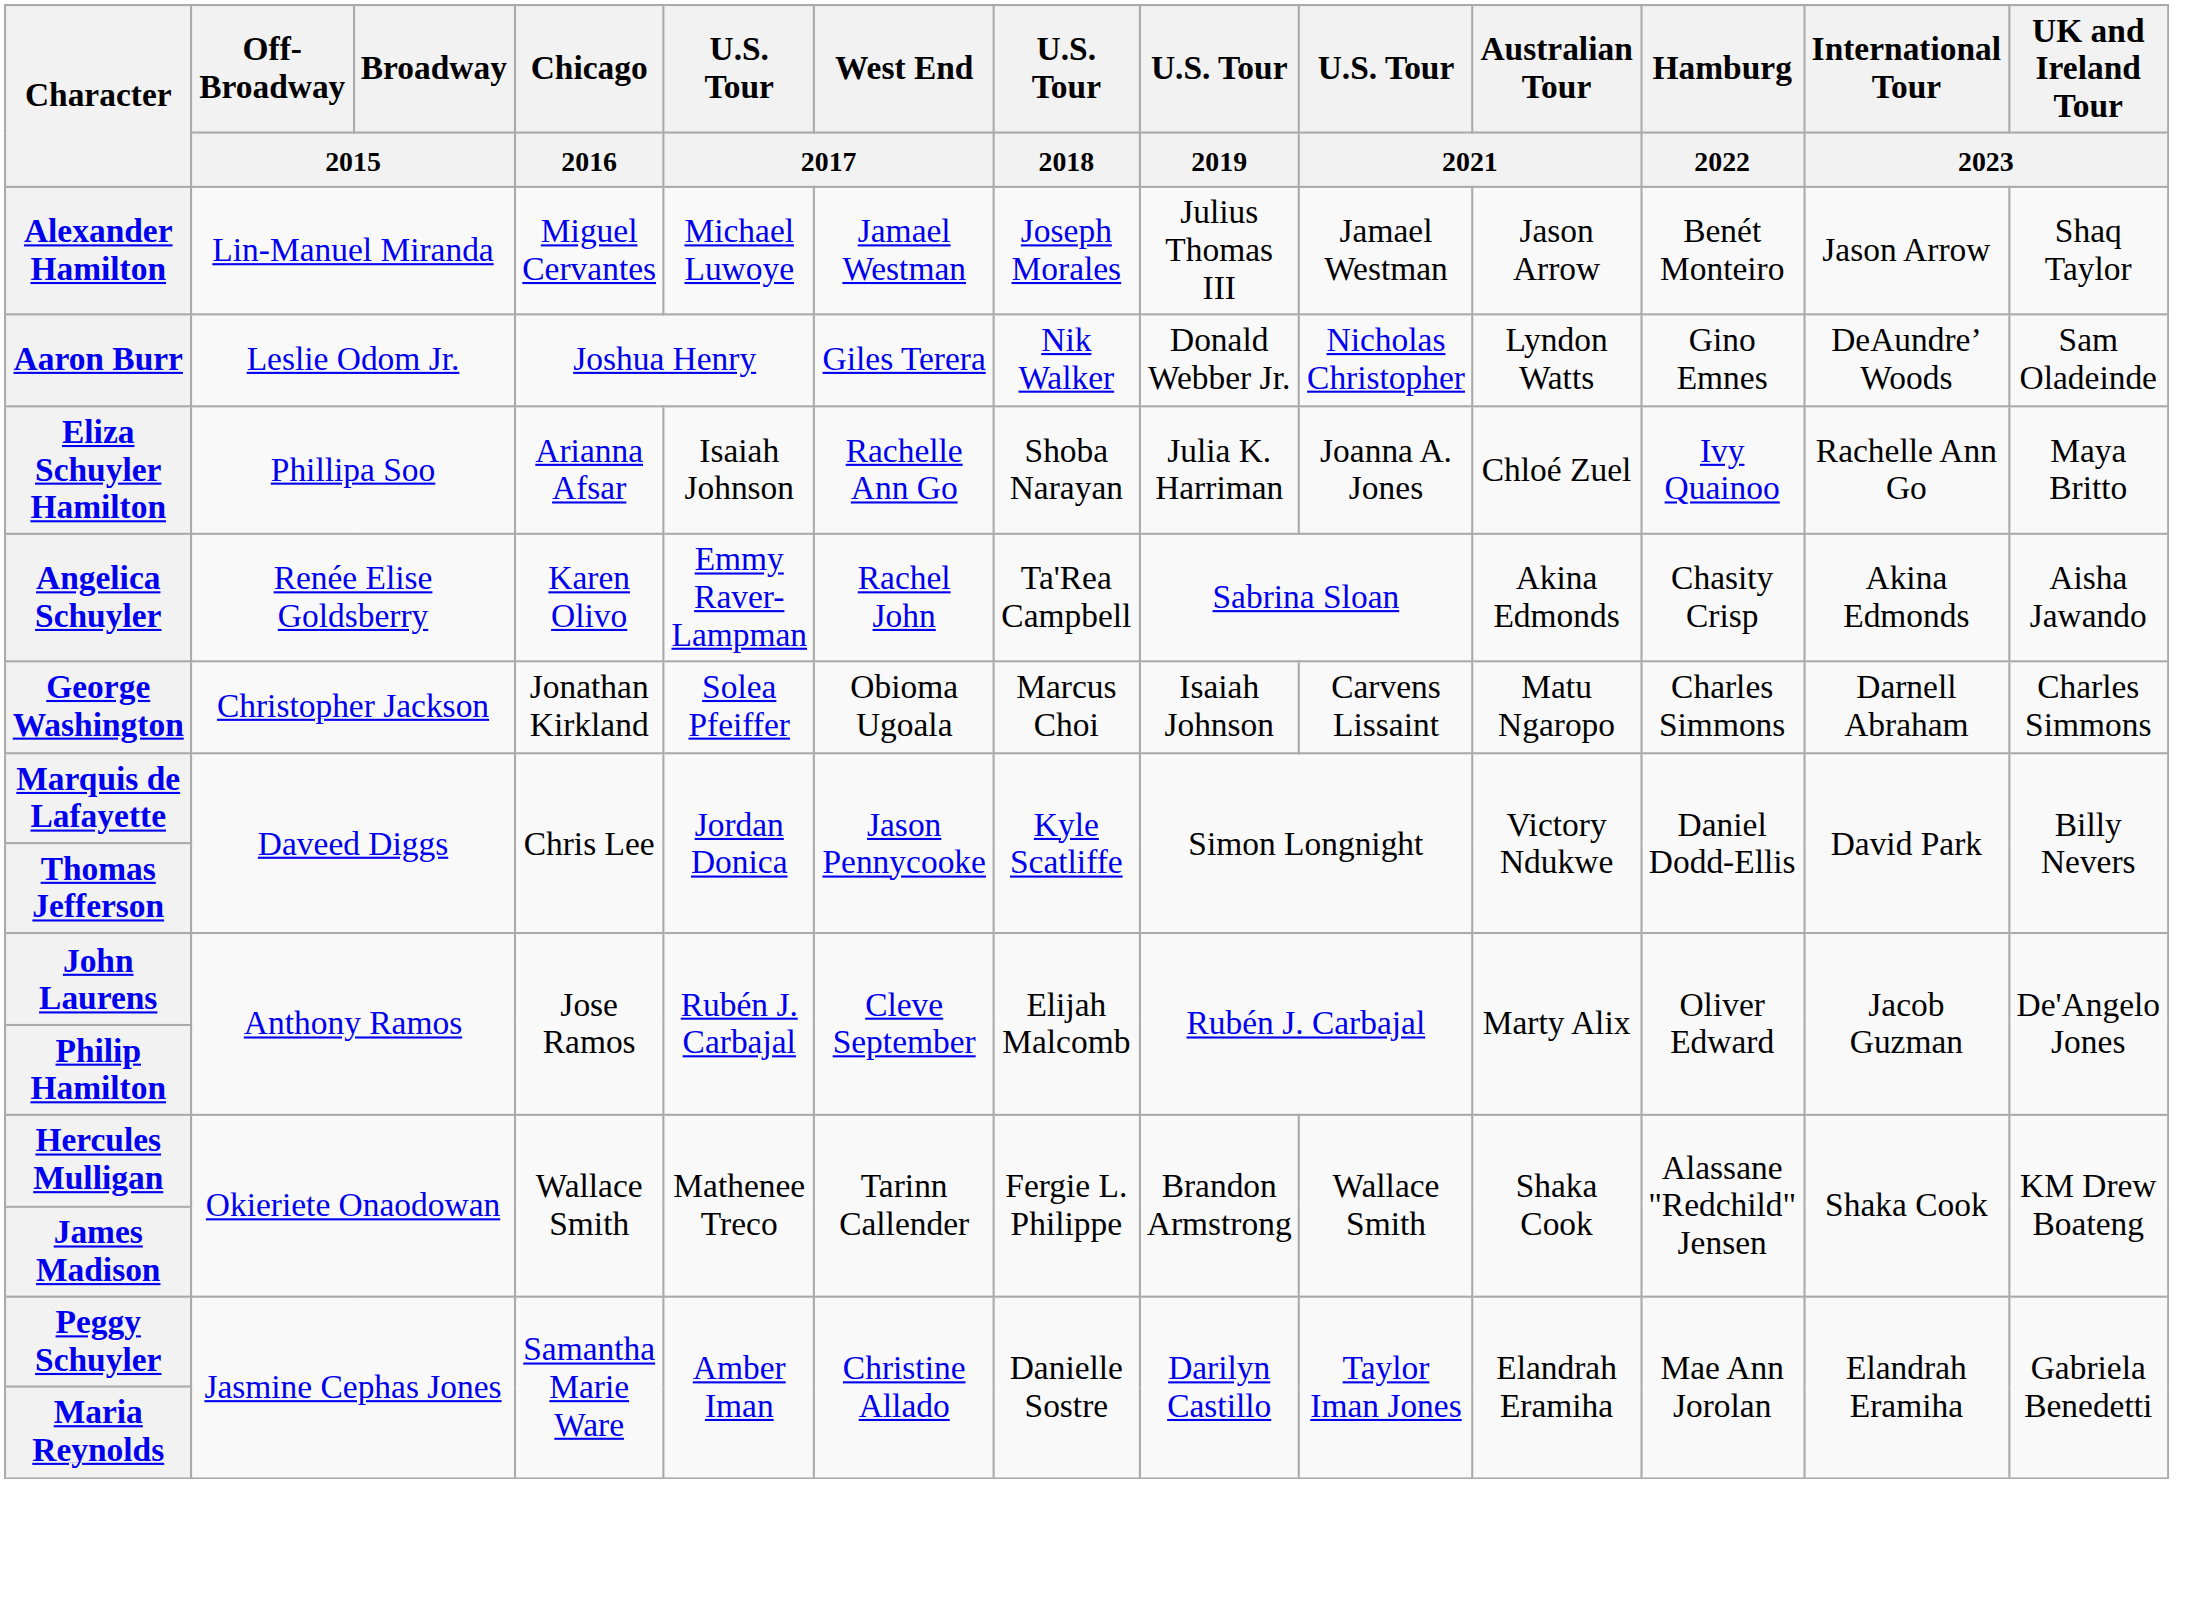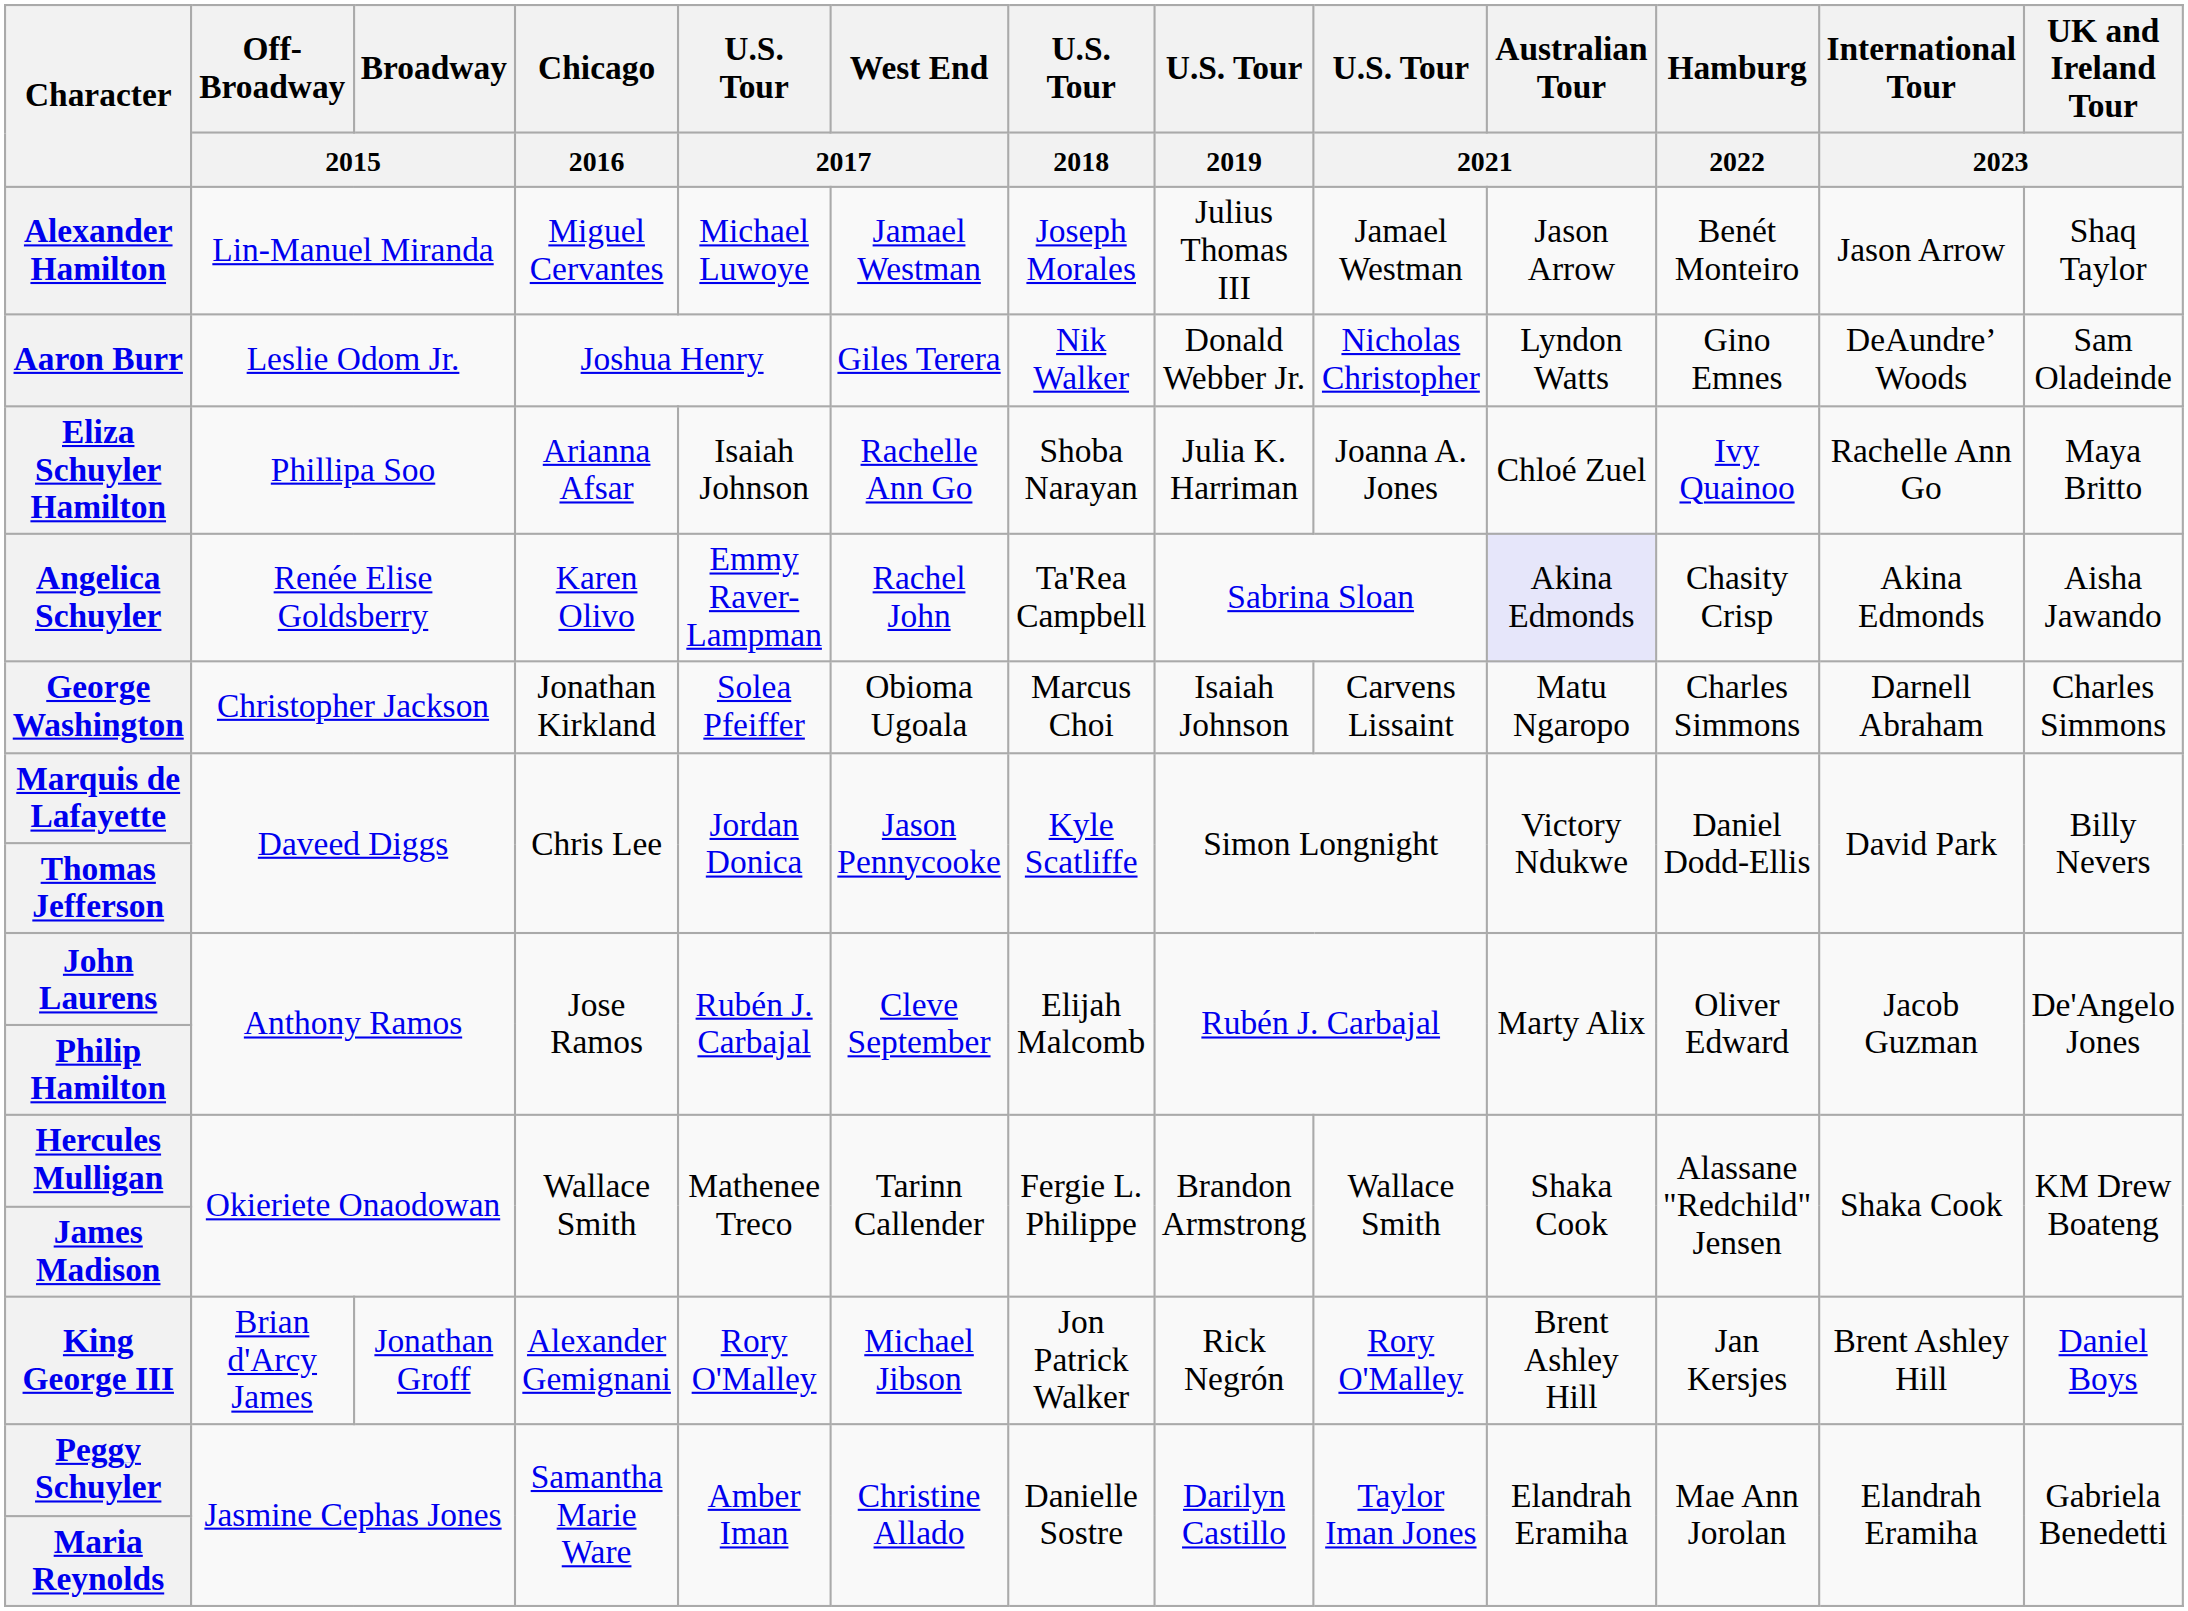(1557, 597) no background -> (1571, 597) lavender background
+ row: (98, 1359)
